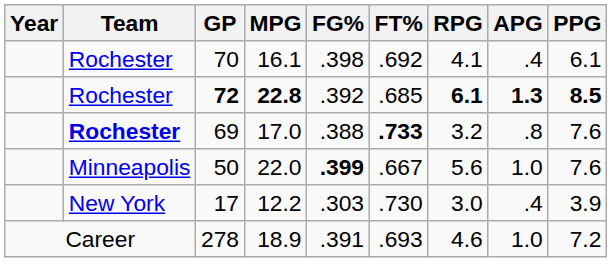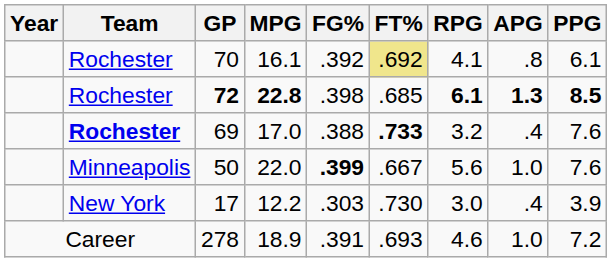(342, 59) .398 -> (342, 59) .392
(401, 59) no background -> (401, 59) khaki background
(533, 59) .4 -> (533, 59) .8
(342, 95) .392 -> (342, 95) .398
(533, 131) .8 -> (533, 131) .4
